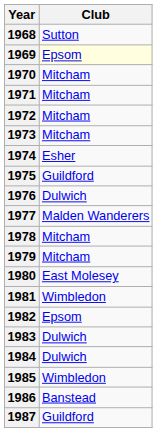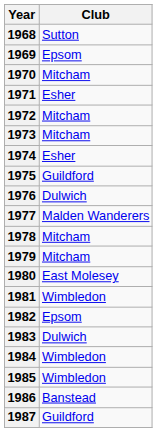(62, 54) lightyellow background -> (62, 54) no background
(66, 95) Mitcham -> (59, 95) Esher
(64, 357) Dulwich -> (74, 357) Wimbledon
